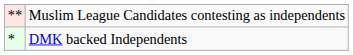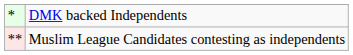rows swapped: (187, 15) <-> (108, 38)
